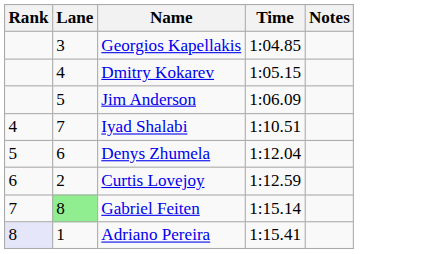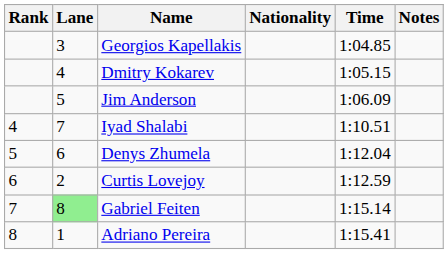+ column: (290, 18)
(13, 235) lavender background -> (13, 235) no background
